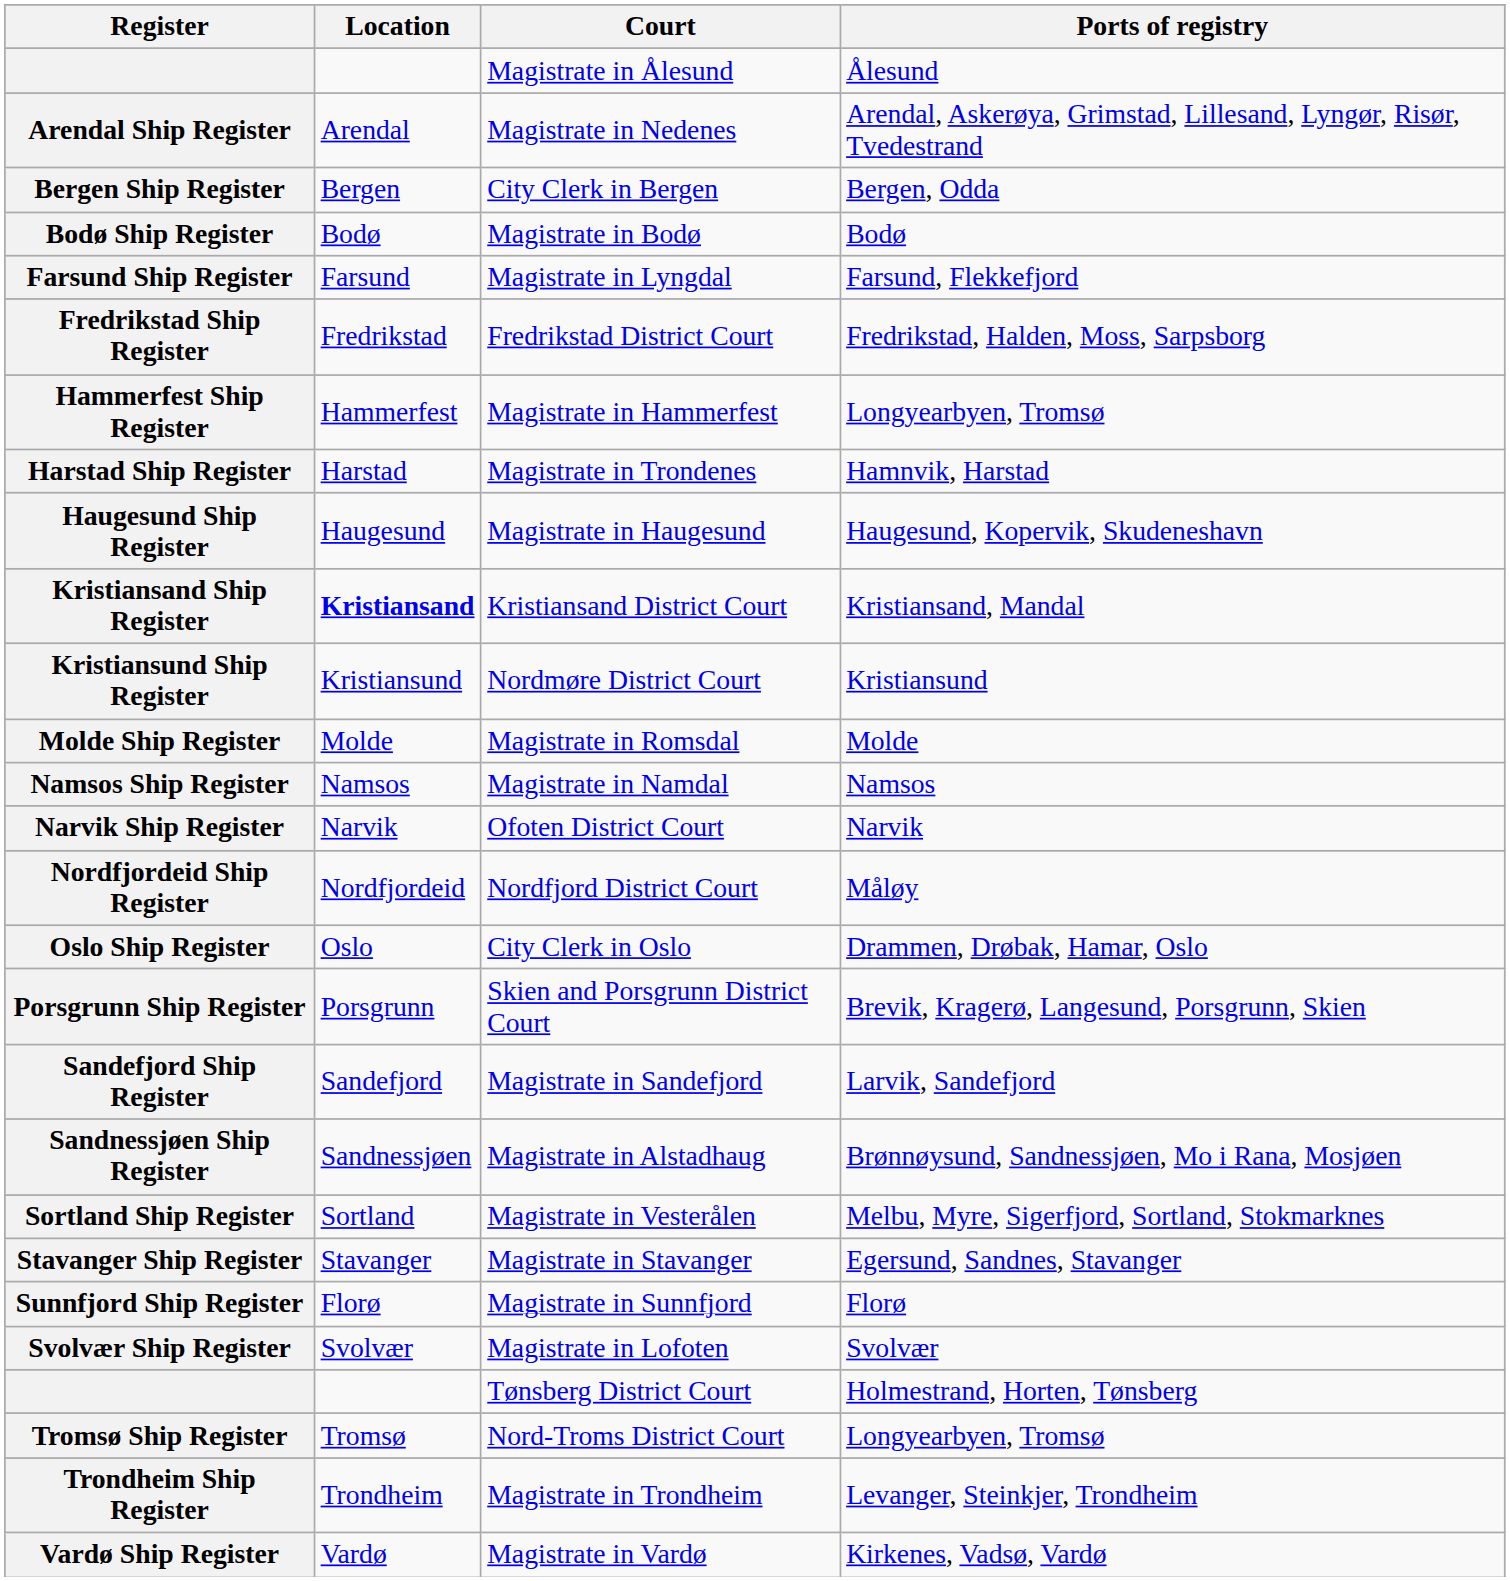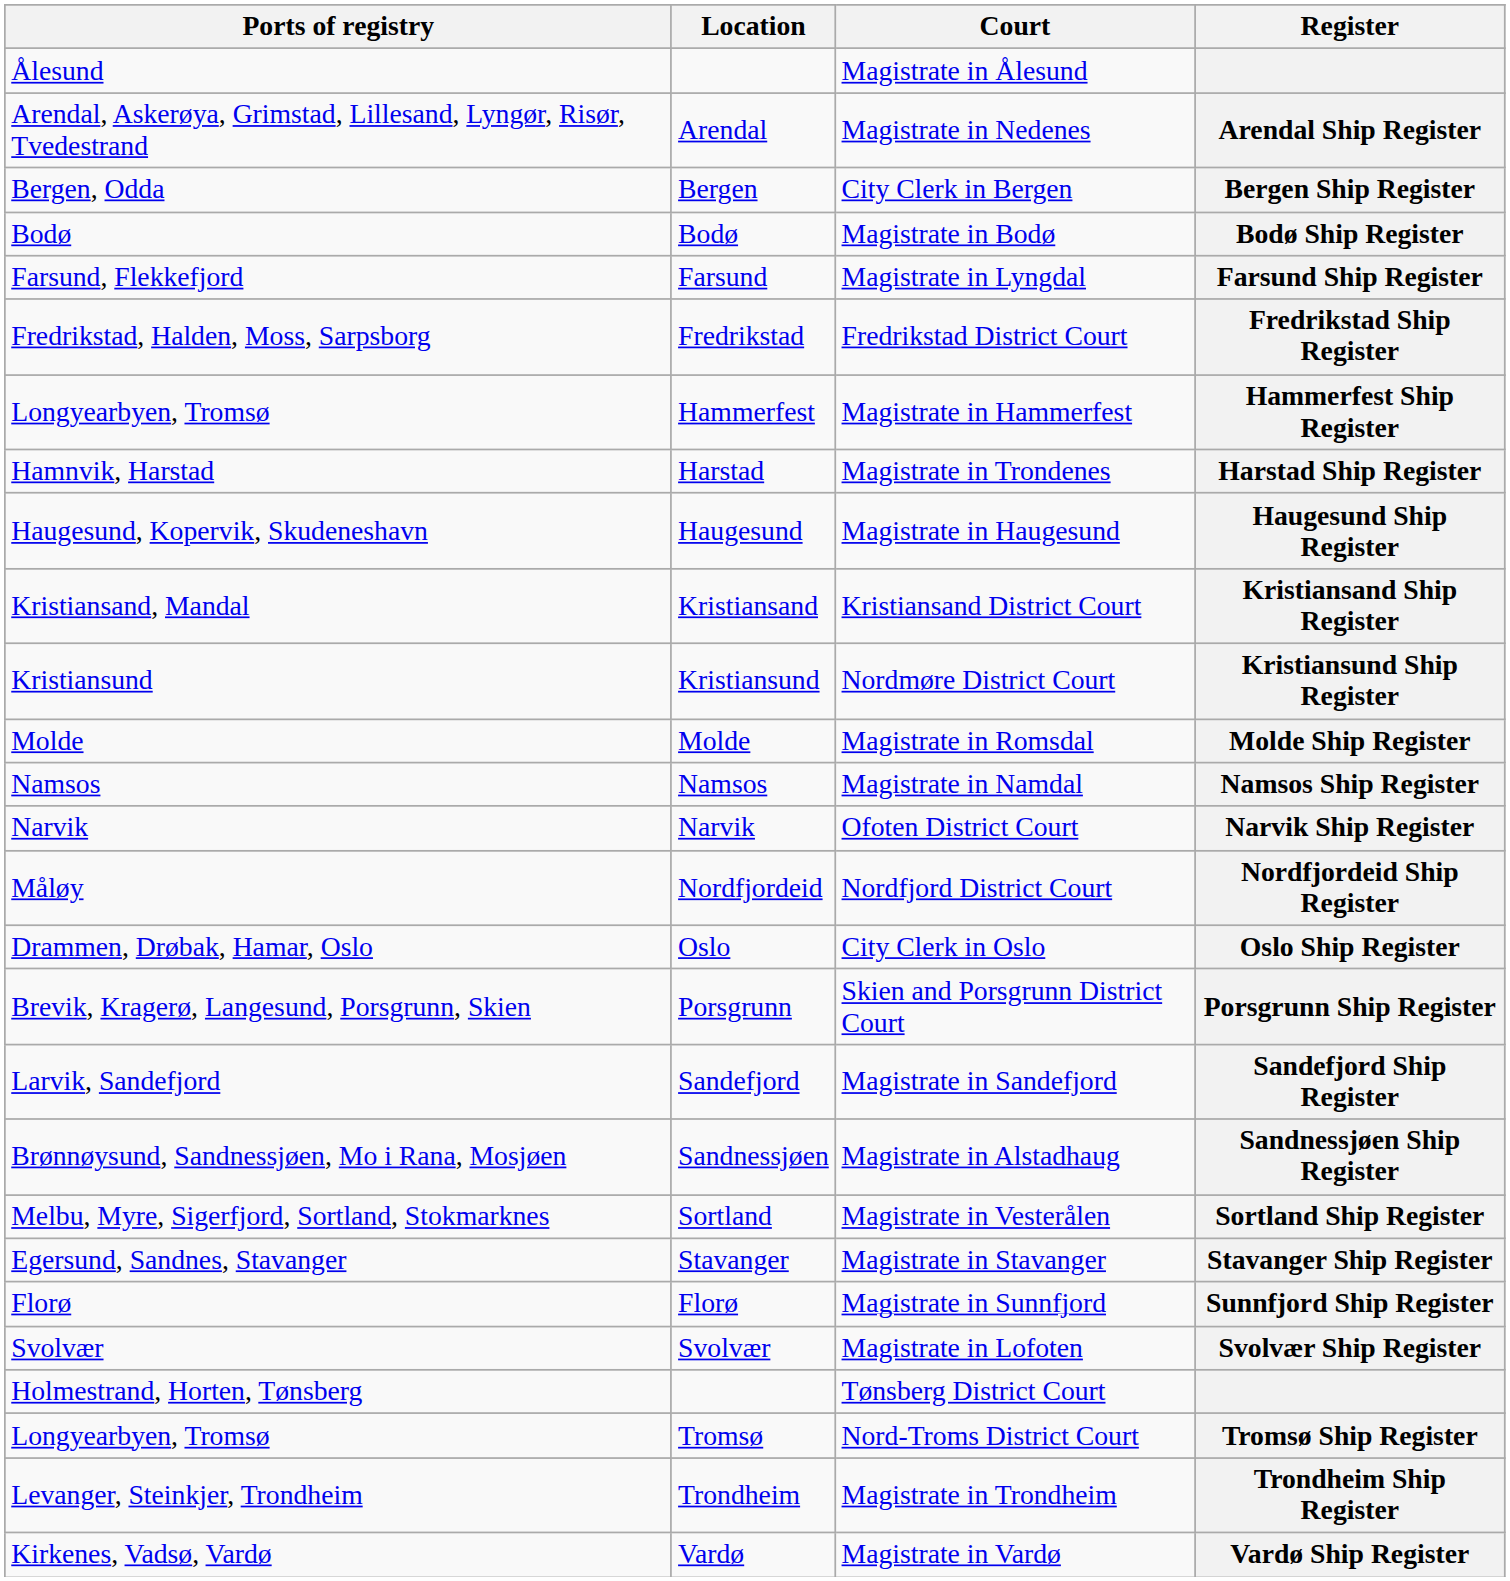columns swapped: (160, 26) <-> (1172, 26)
(398, 605) bold -> (748, 605) normal
